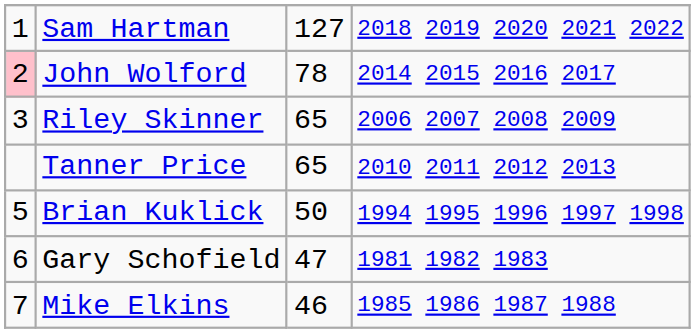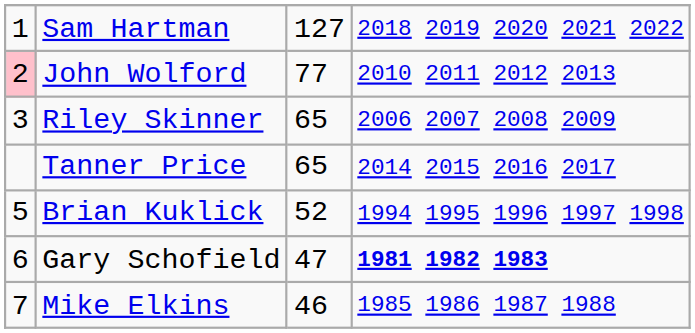(311, 74) 78 -> (311, 74) 77
(487, 74) 2014 2015 2016 2017 -> (487, 74) 2010 2011 2012 2013
(487, 167) 2010 2011 2012 2013 -> (487, 167) 2014 2015 2016 2017
(311, 213) 50 -> (311, 213) 52
(453, 259) normal -> (453, 259) bold
